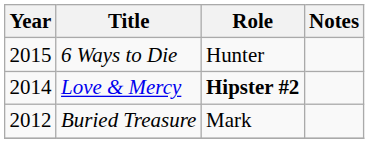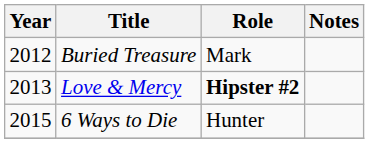rows swapped: (129, 120) <-> (119, 54)
(30, 87) 2014 -> (30, 87) 2013
